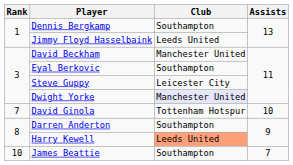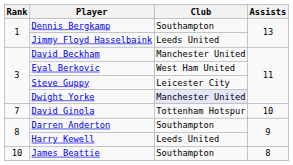(185, 68) Southampton -> (196, 68) West Ham United
(188, 139) lightsalmon background -> (188, 139) no background
(268, 153) 7 -> (268, 153) 8
